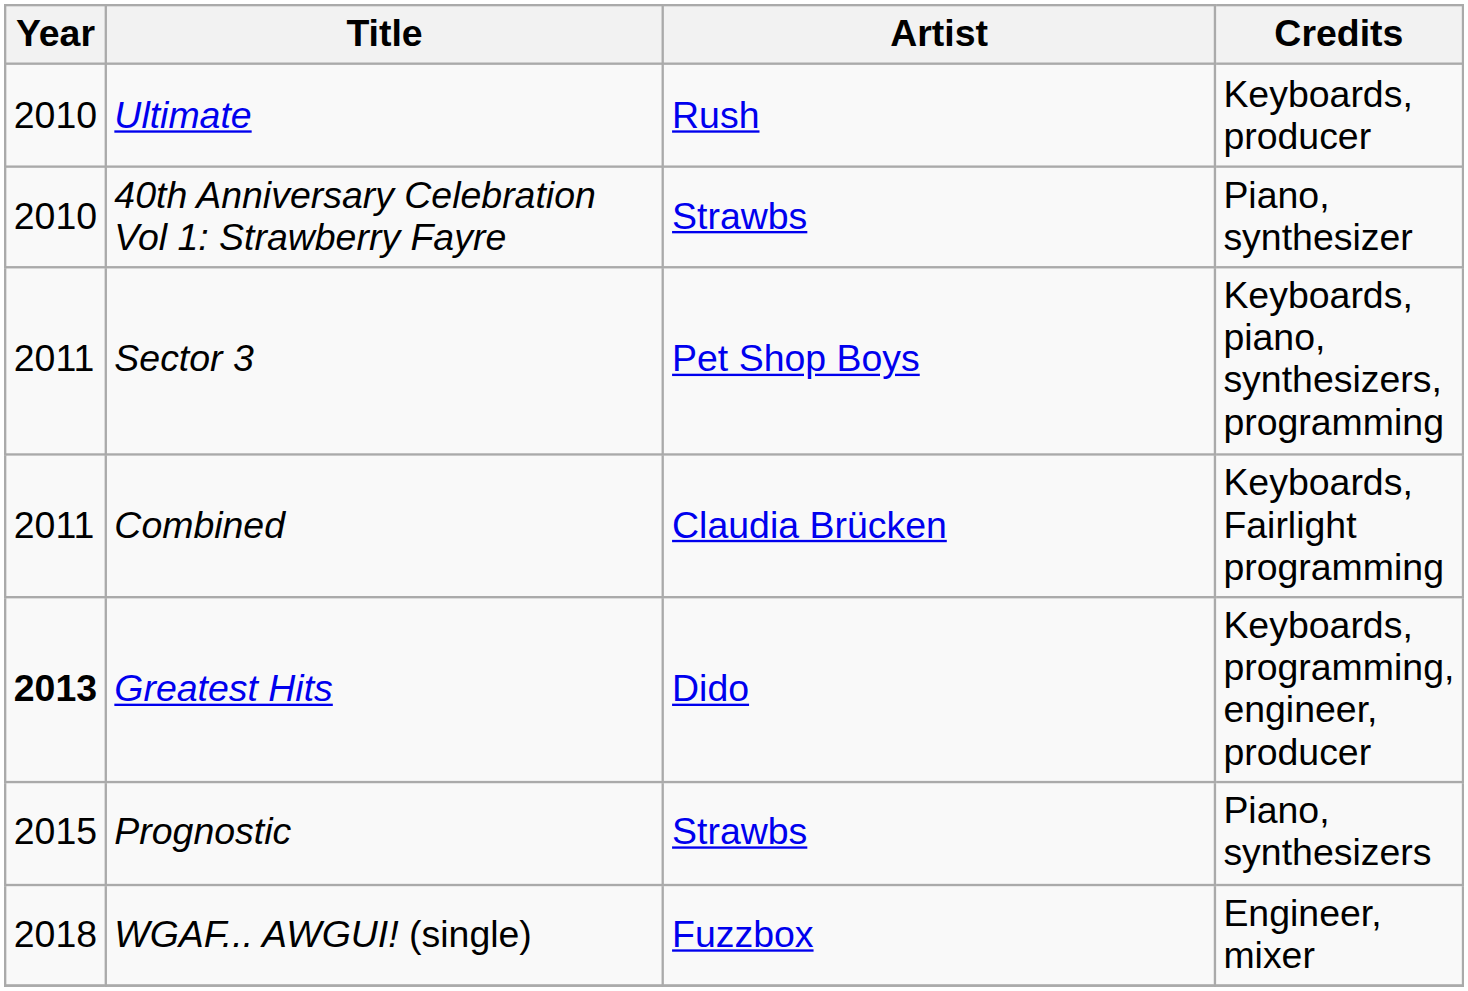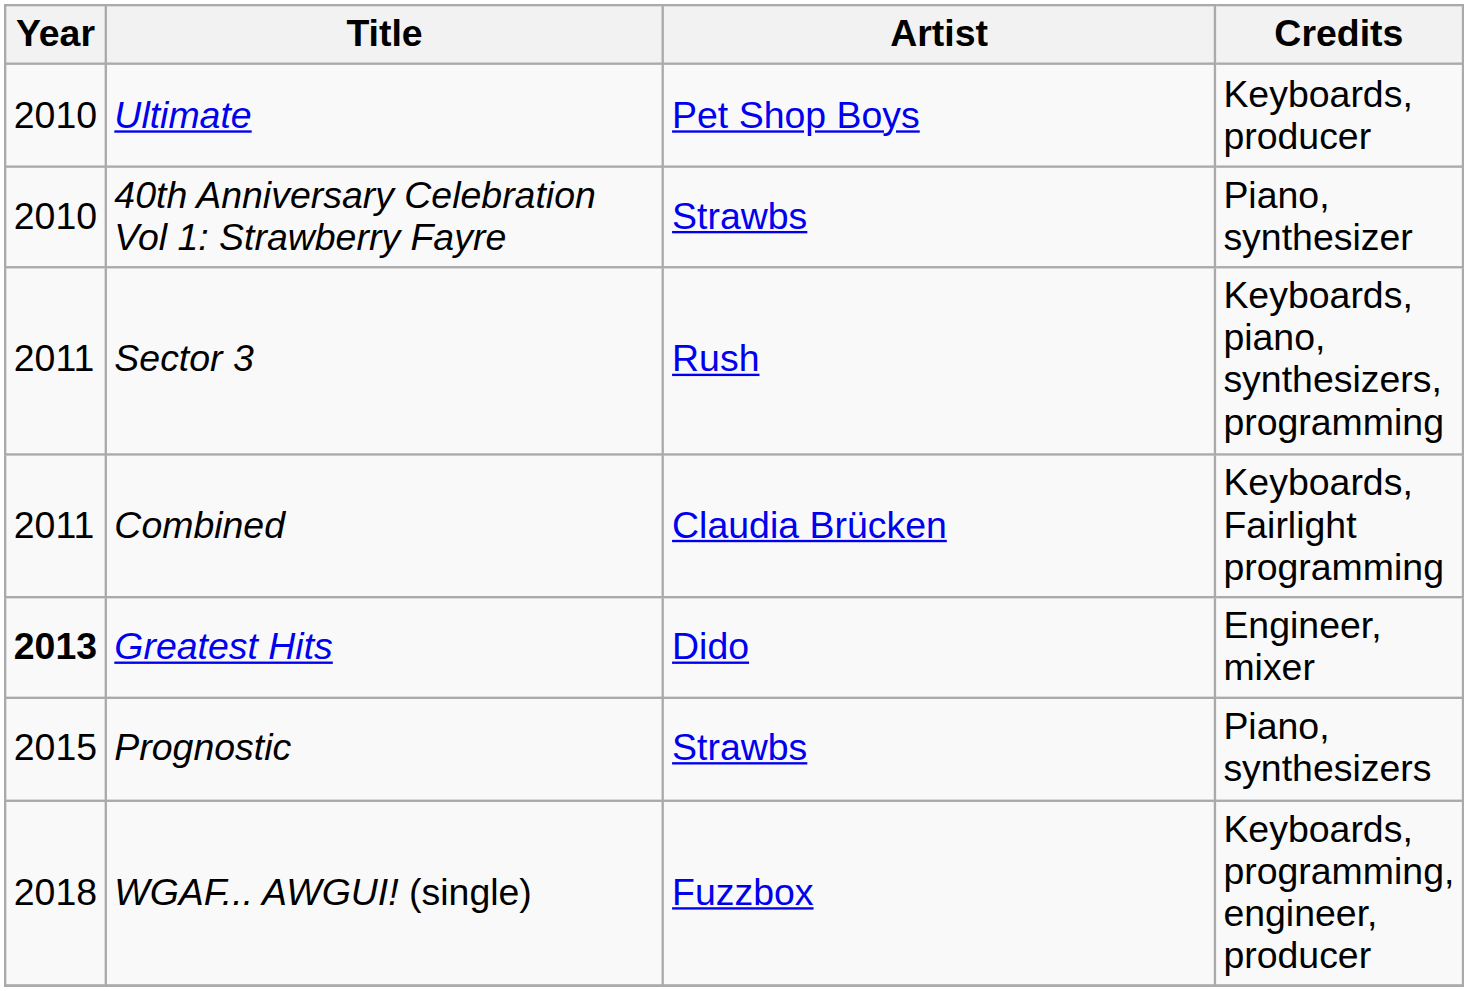(716, 114) Rush -> (796, 114) Pet Shop Boys
(796, 359) Pet Shop Boys -> (716, 359) Rush
(1339, 689) Keyboards, programming, engineer, producer -> (1302, 646) Engineer, mixer
(1302, 934) Engineer, mixer -> (1339, 892) Keyboards, programming, engineer, producer
